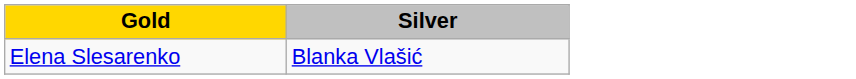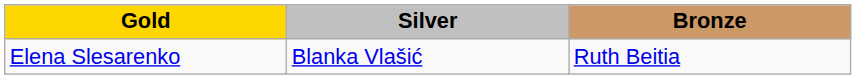+ column: (710, 21)
